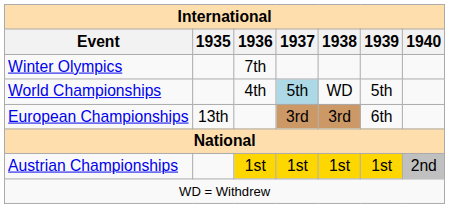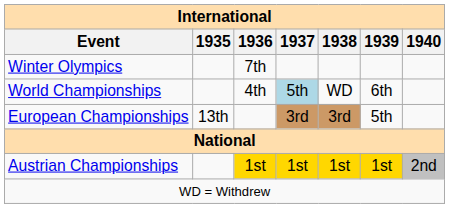(382, 91) 5th -> (382, 91) 6th
(382, 116) 6th -> (382, 116) 5th
